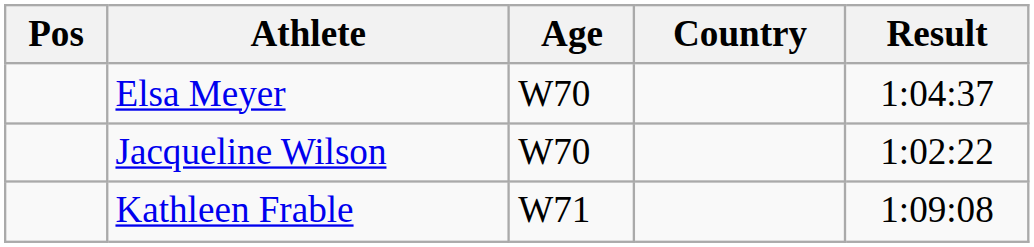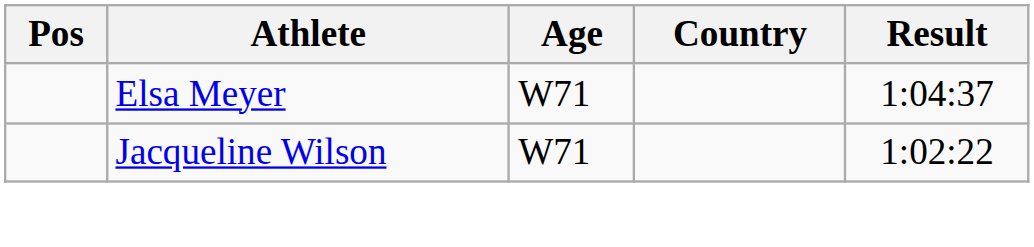(554, 92) W70 -> (554, 92) W71
(554, 151) W70 -> (554, 151) W71
- row: (235, 210)
